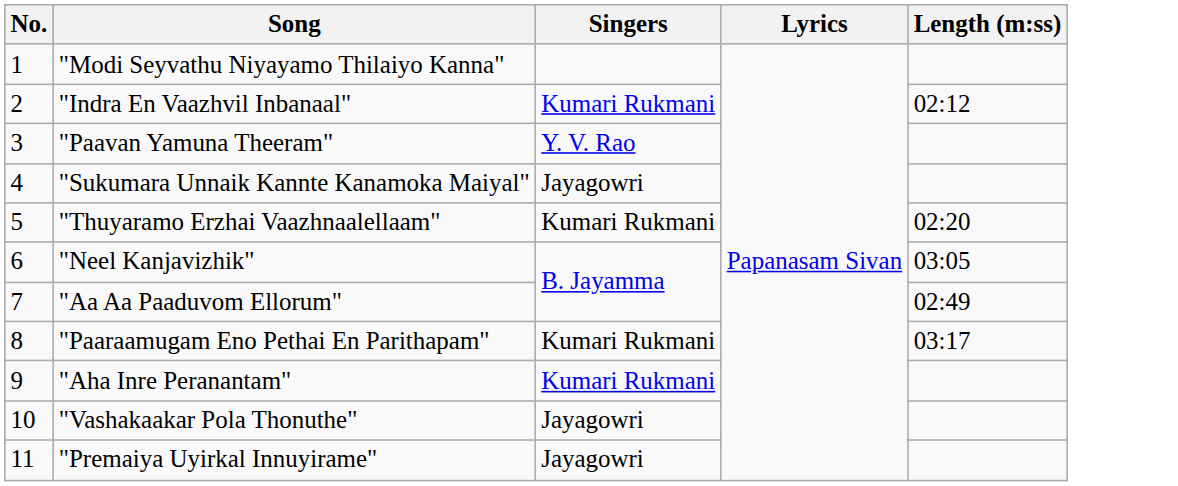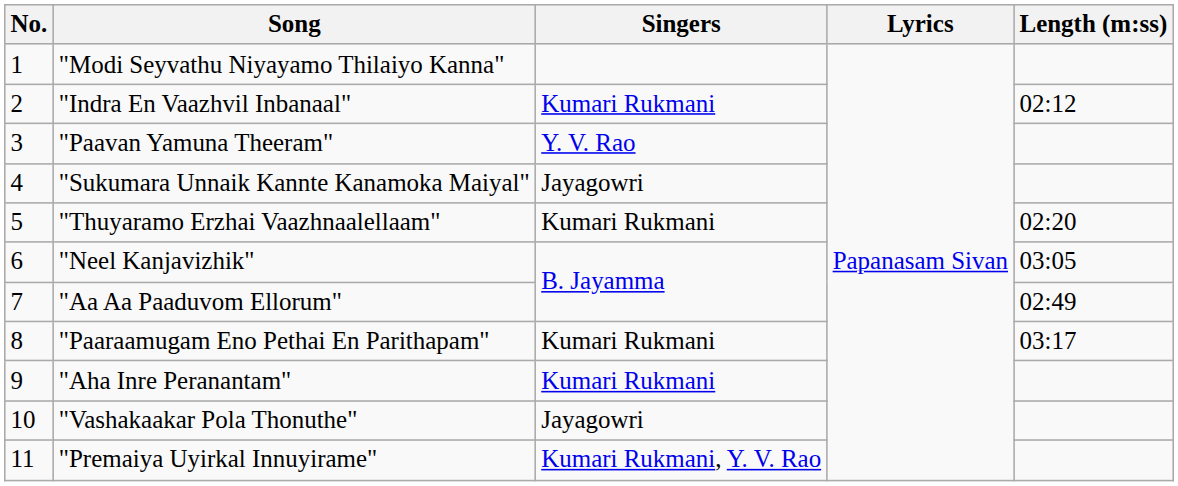(593, 459) Jayagowri -> (681, 459) Kumari Rukmani, Y. V. Rao
